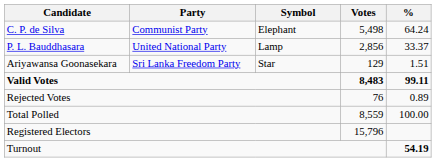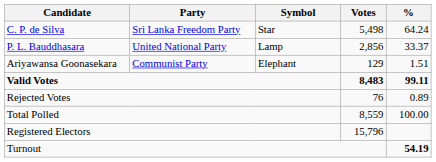(170, 30) Communist Party -> (186, 30) Sri Lanka Freedom Party
(277, 30) Elephant -> (267, 30) Star
(186, 64) Sri Lanka Freedom Party -> (170, 64) Communist Party
(267, 64) Star -> (277, 64) Elephant
